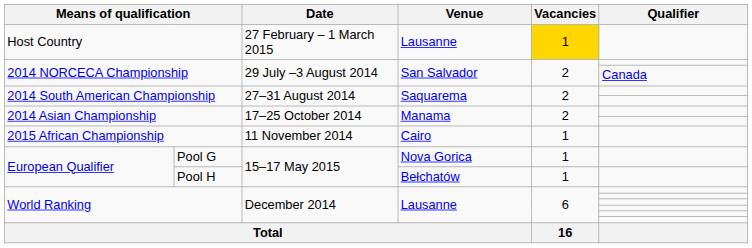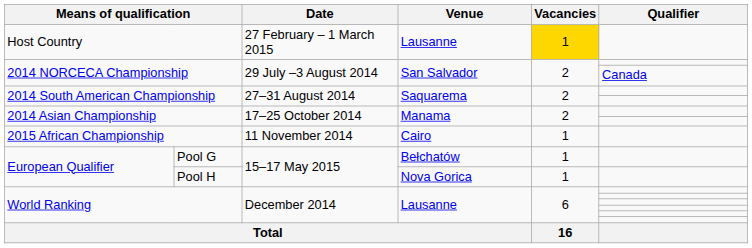(436, 156) Nova Gorica -> (430, 156) Bełchatów
(430, 177) Bełchatów -> (436, 177) Nova Gorica
